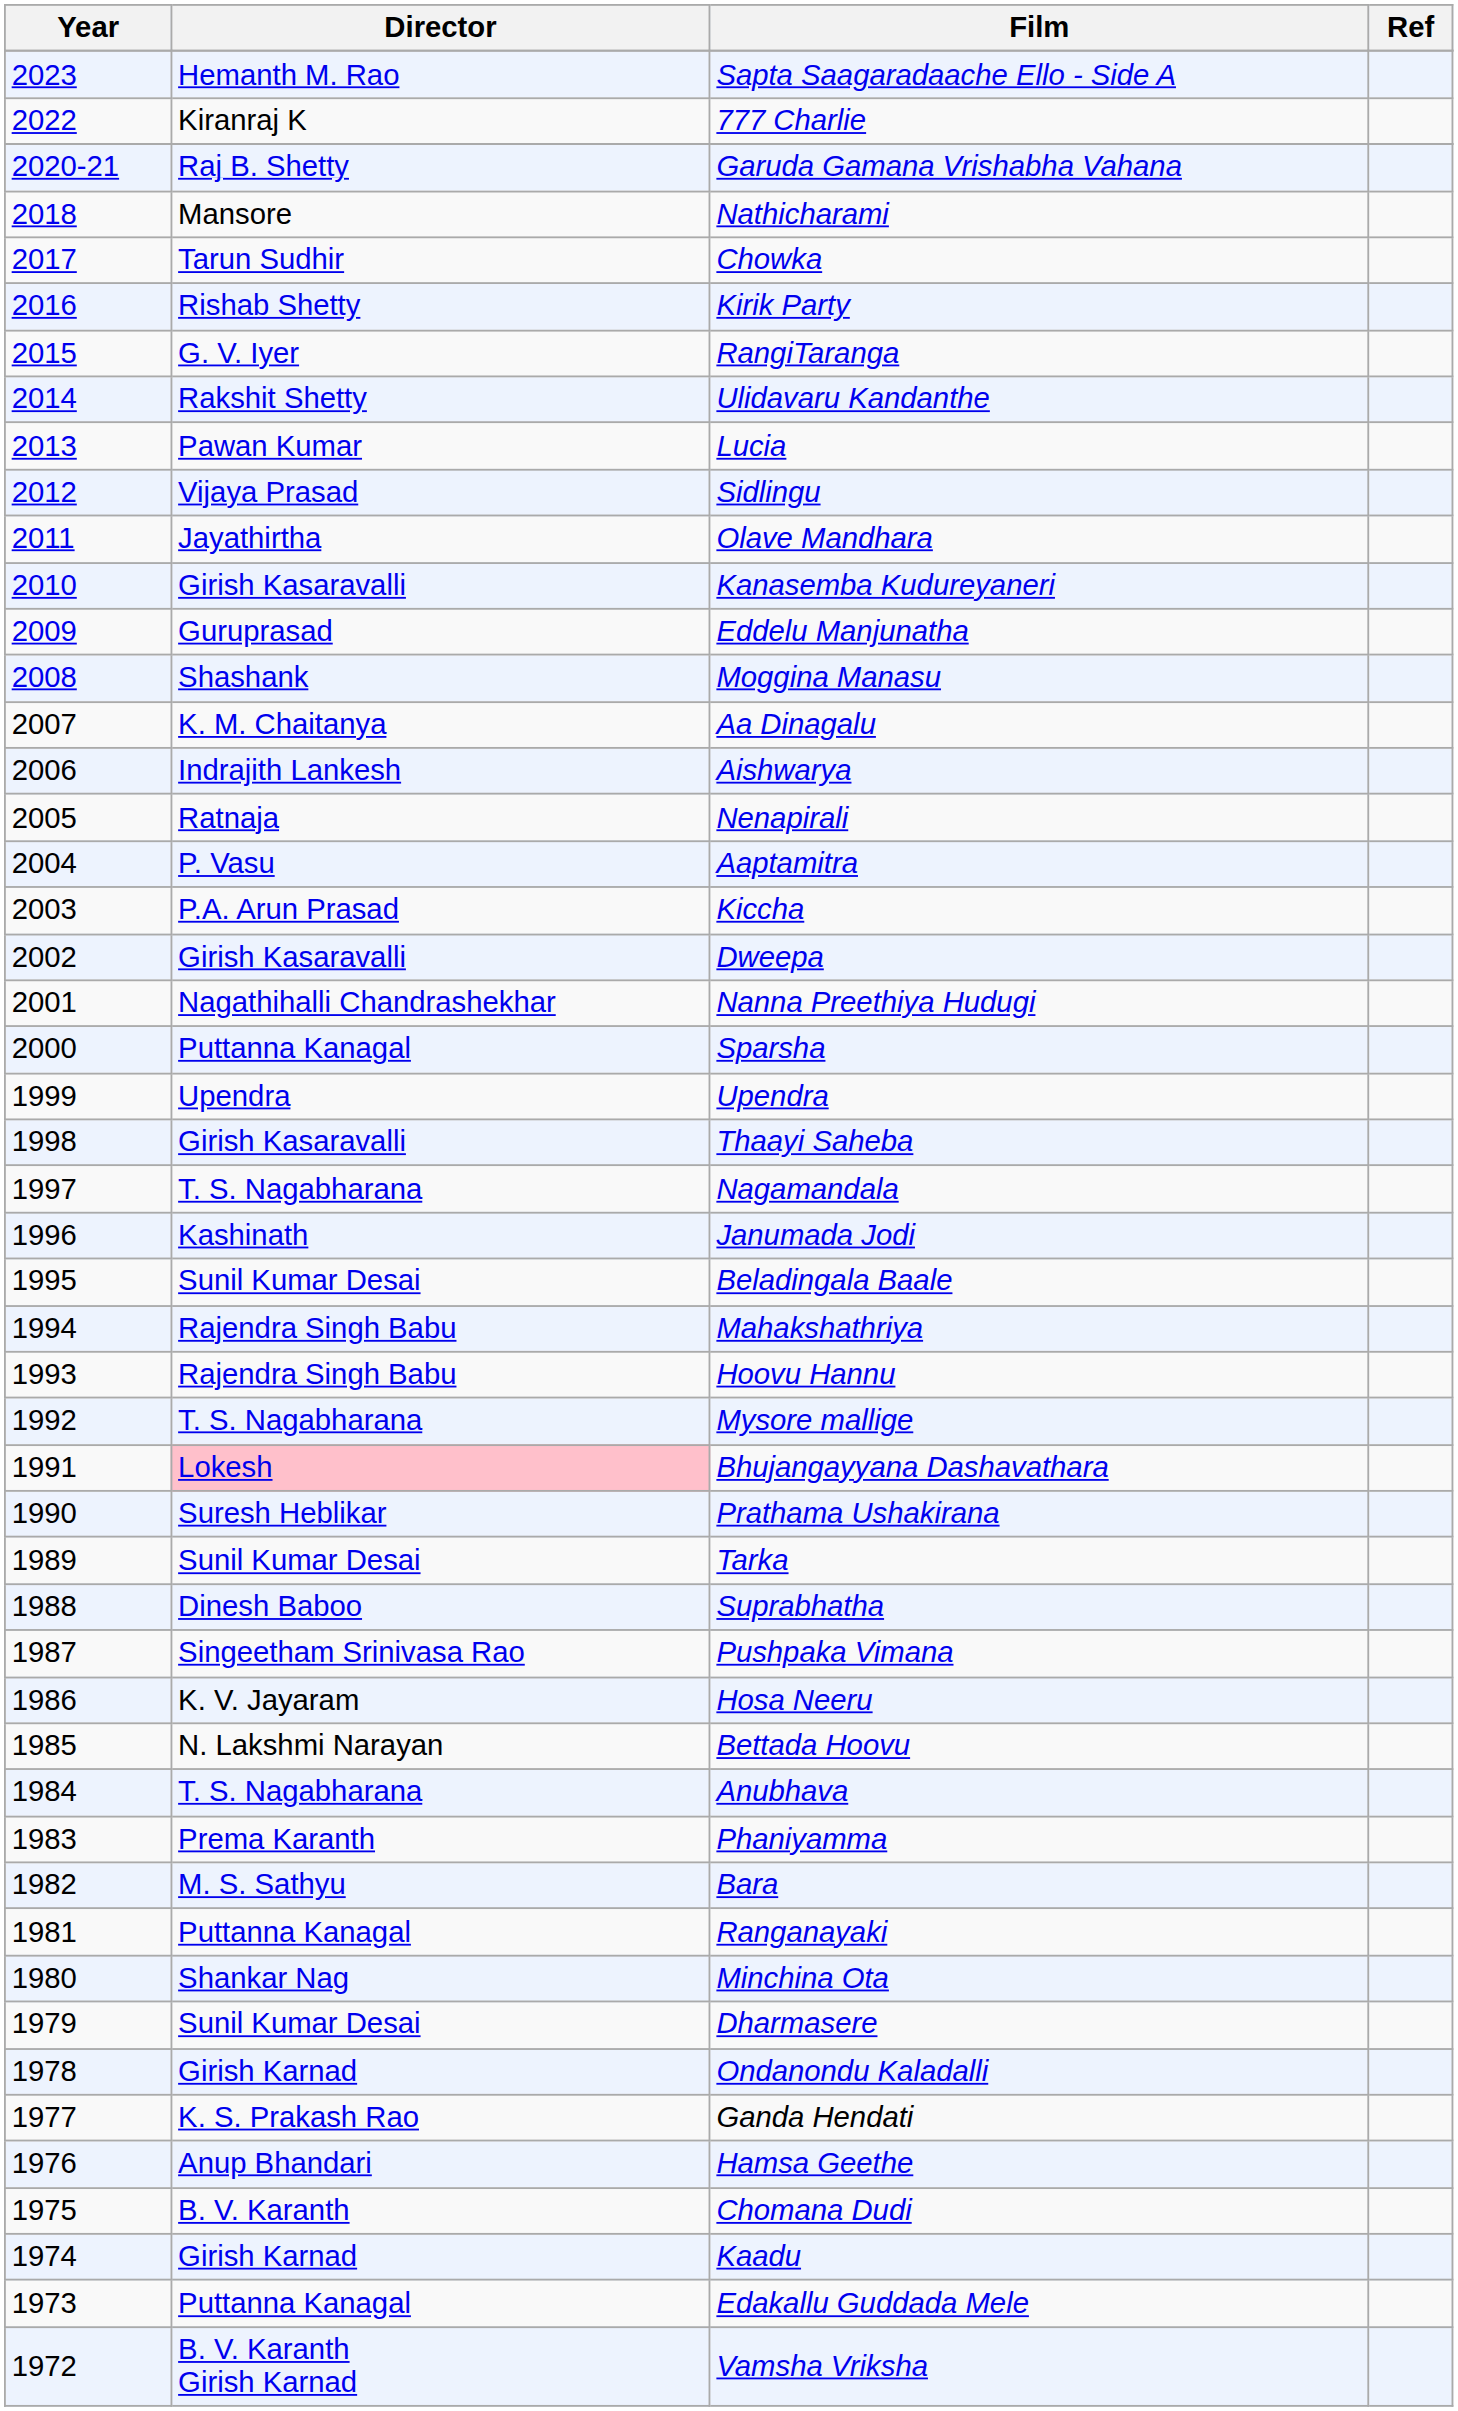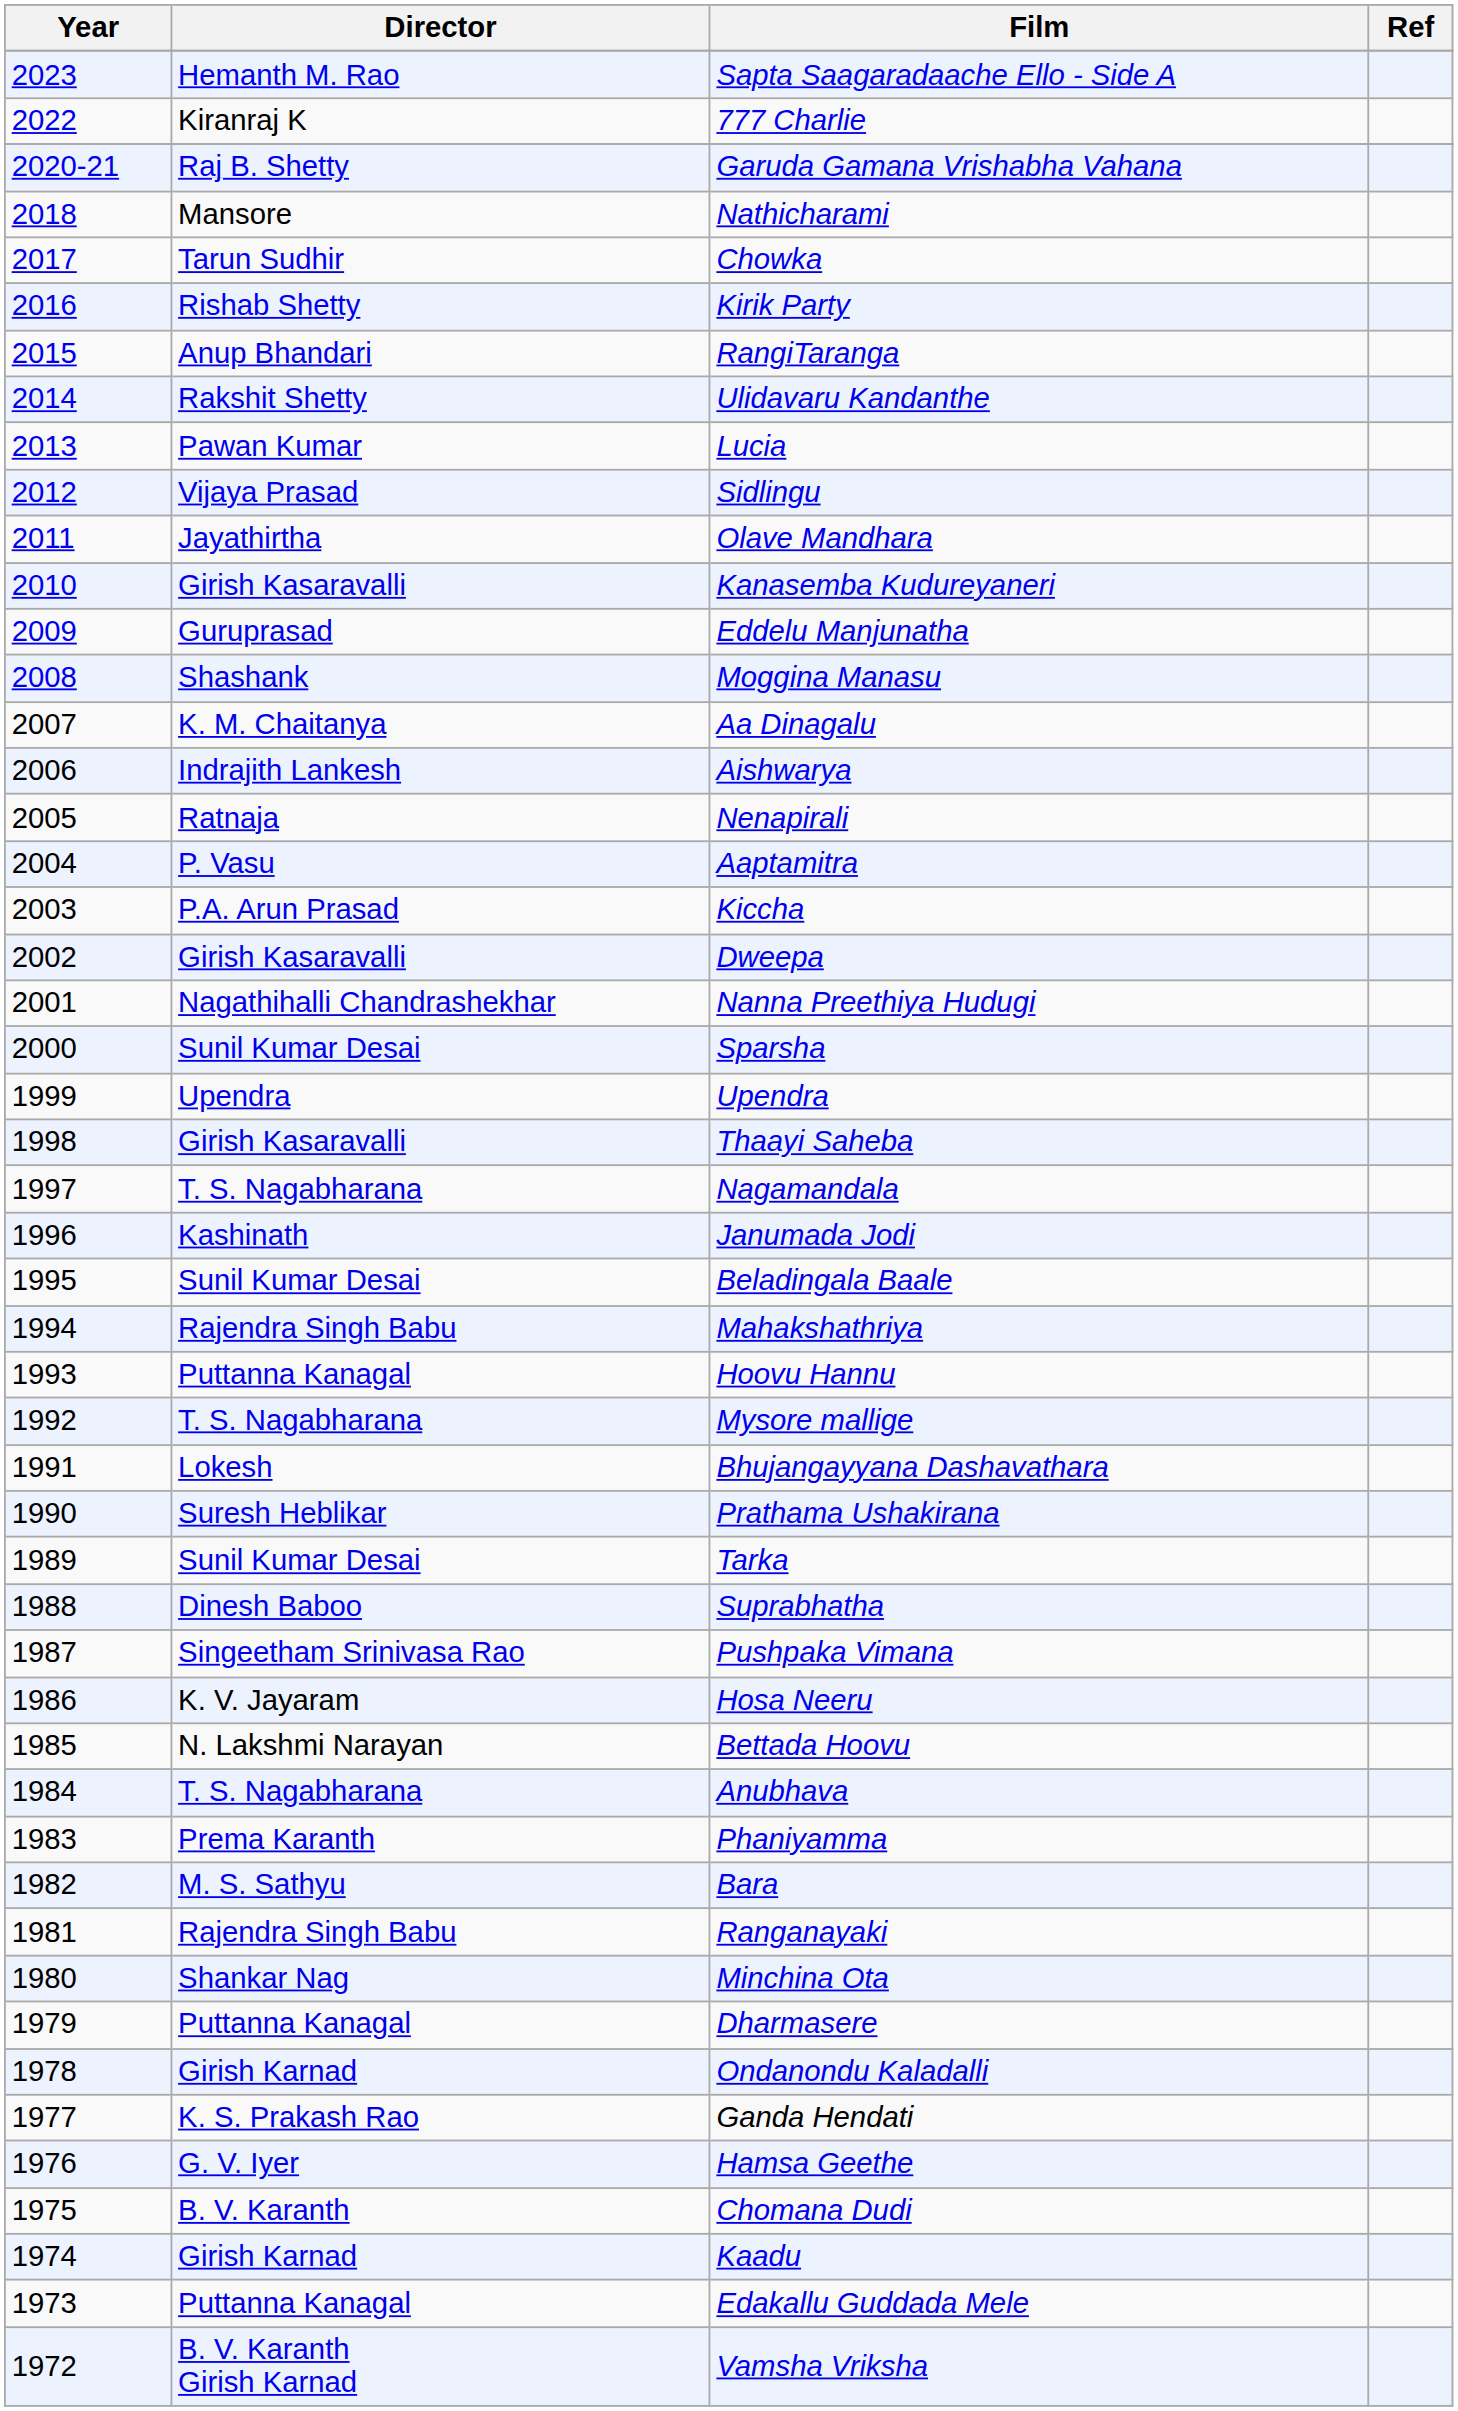(239, 352) G. V. Iyer -> (275, 352) Anup Bhandari
(295, 1049) Puttanna Kanagal -> (299, 1049) Sunil Kumar Desai
(317, 1374) Rajendra Singh Babu -> (295, 1374) Puttanna Kanagal
(225, 1467) pink background -> (225, 1467) no background
(295, 1931) Puttanna Kanagal -> (317, 1931) Rajendra Singh Babu
(299, 2024) Sunil Kumar Desai -> (295, 2024) Puttanna Kanagal
(275, 2163) Anup Bhandari -> (239, 2163) G. V. Iyer
